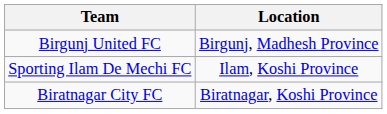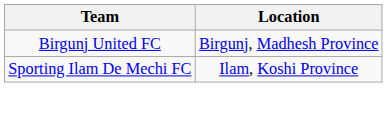- row: (100, 95)
